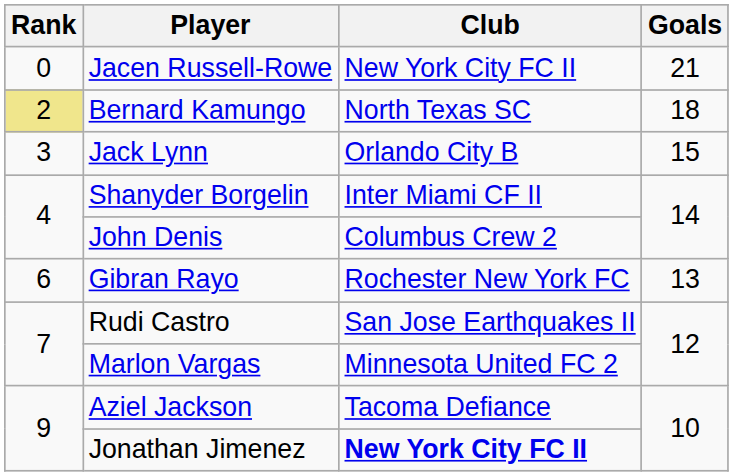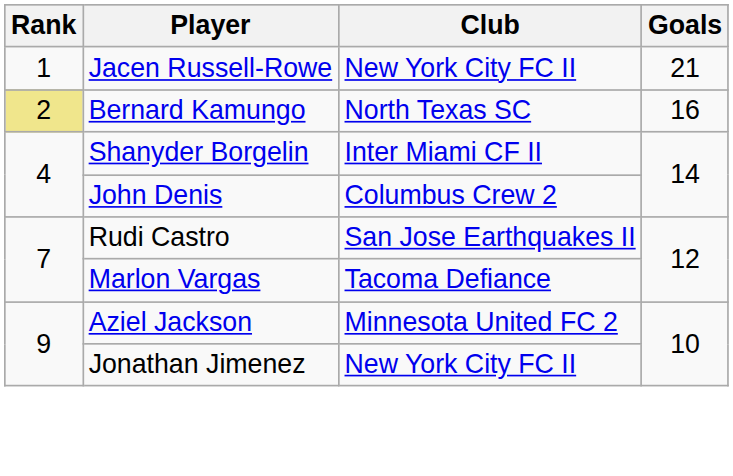(44, 68) 0 -> (44, 68) 1
(685, 110) 18 -> (685, 110) 16
- row: (148, 152)
- row: (164, 279)
(481, 364) Minnesota United FC 2 -> (448, 279) Tacoma Defiance
(448, 407) Tacoma Defiance -> (481, 322) Minnesota United FC 2
(466, 449) bold -> (460, 364) normal
